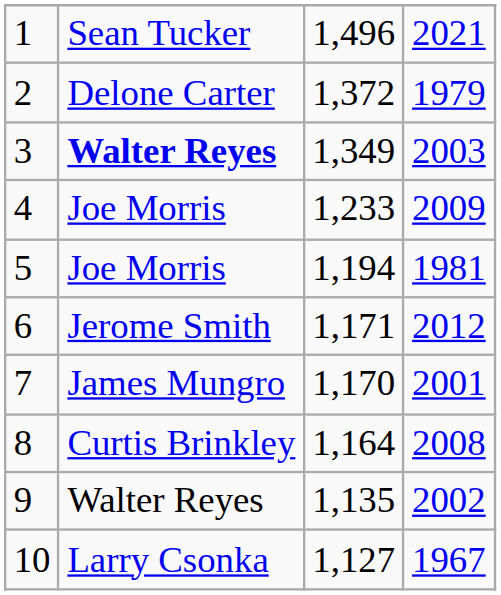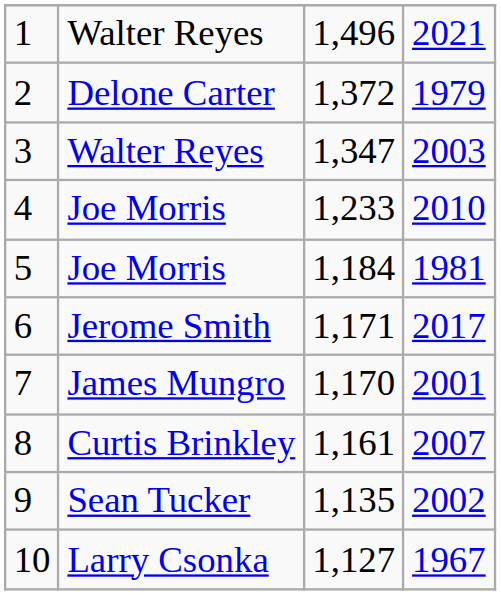(159, 33) Sean Tucker -> (166, 33) Walter Reyes
(172, 150) bold -> (166, 150) normal
(354, 150) 1,349 -> (354, 150) 1,347
(449, 208) 2009 -> (449, 208) 2010
(354, 267) 1,194 -> (354, 267) 1,184
(449, 325) 2012 -> (449, 325) 2017
(354, 442) 1,164 -> (354, 442) 1,161
(449, 442) 2008 -> (449, 442) 2007
(166, 500) Walter Reyes -> (159, 500) Sean Tucker
